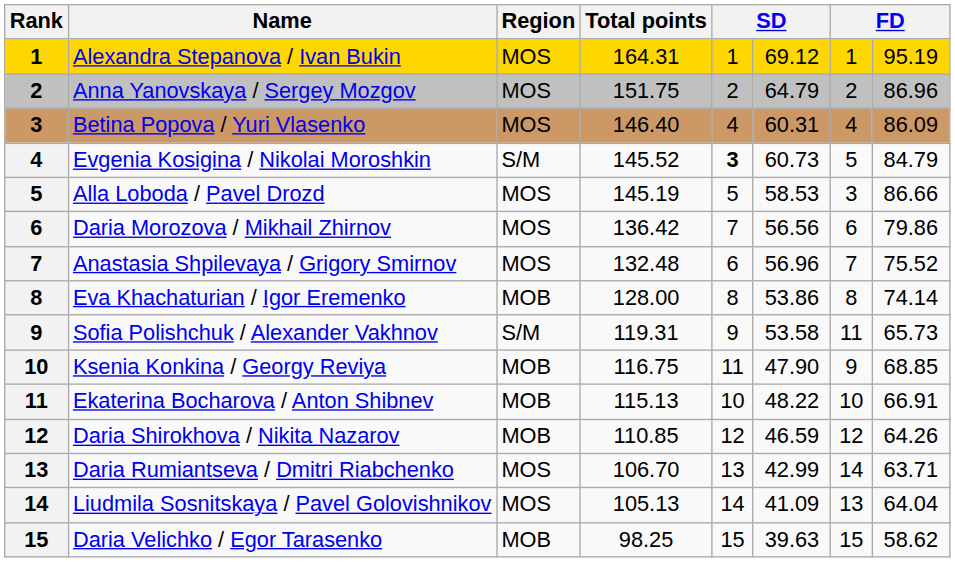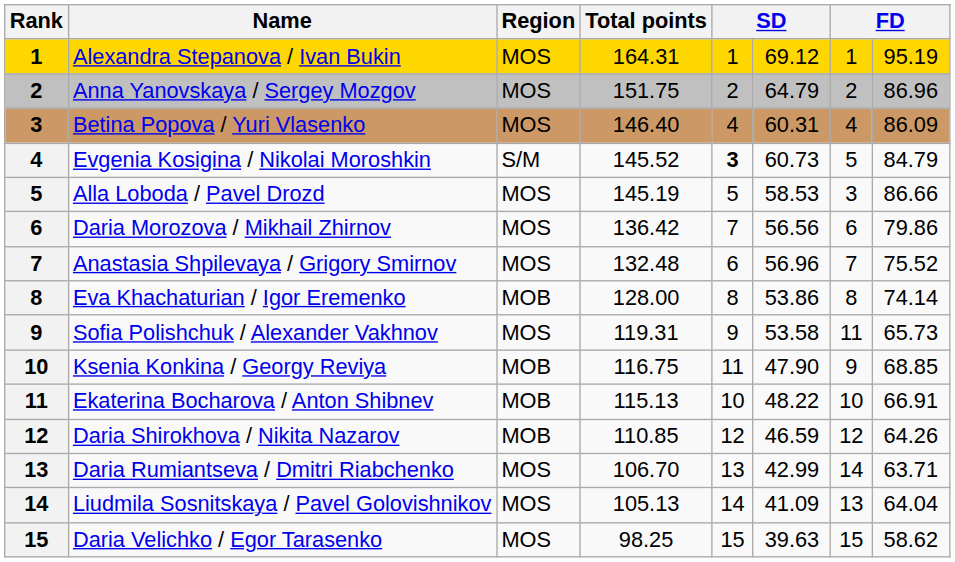(521, 332) S/M -> (526, 332) MOS
(526, 539) MOB -> (526, 539) MOS
